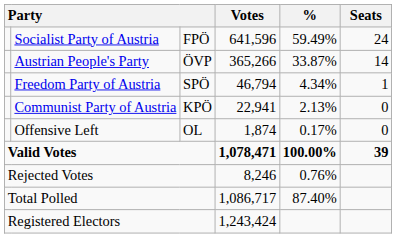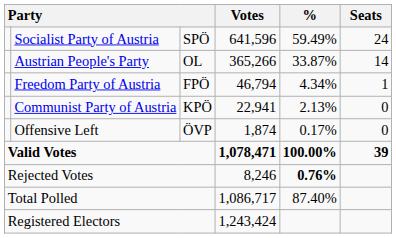(196, 38) FPÖ -> (196, 38) SPÖ
(197, 61) ÖVP -> (193, 61) OL
(196, 84) SPÖ -> (196, 84) FPÖ
(193, 130) OL -> (197, 130) ÖVP
(318, 175) normal -> (317, 175) bold
